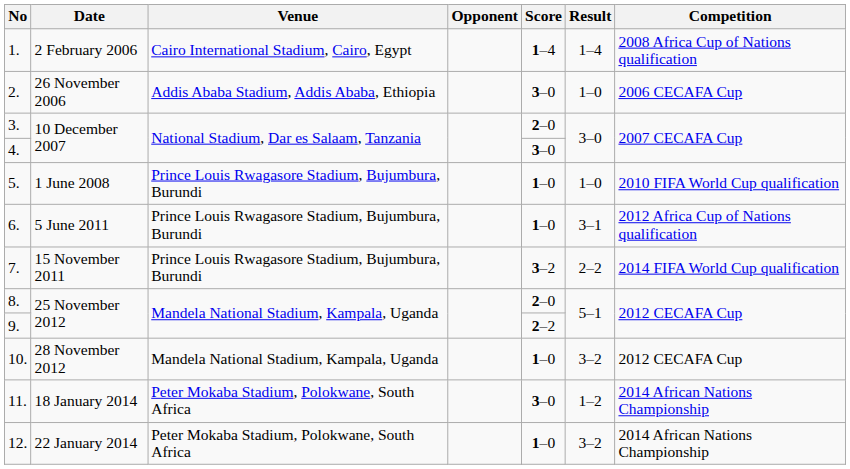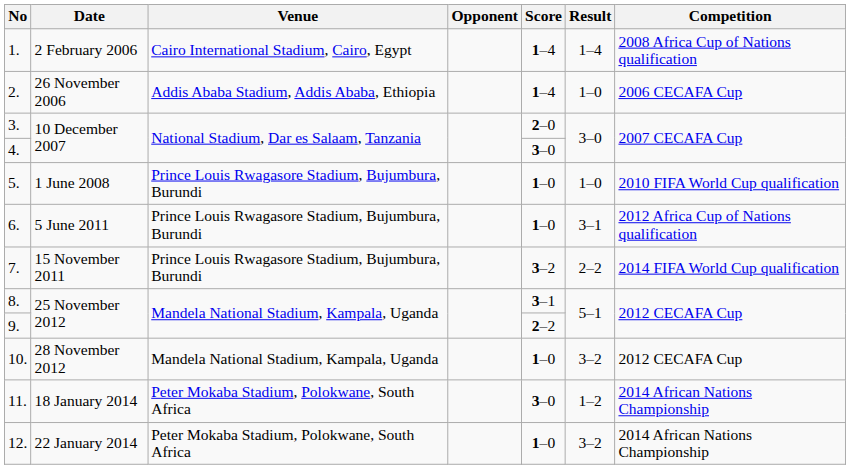(544, 92) 3–0 -> (544, 92) 1–4
(544, 301) 2–0 -> (544, 301) 3–1
